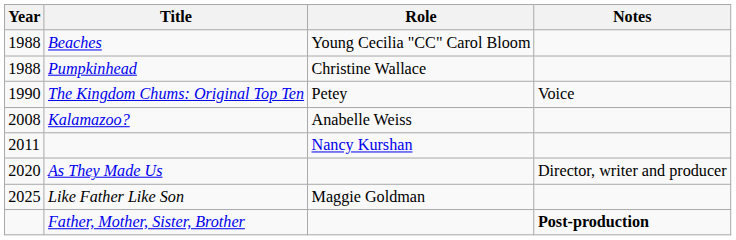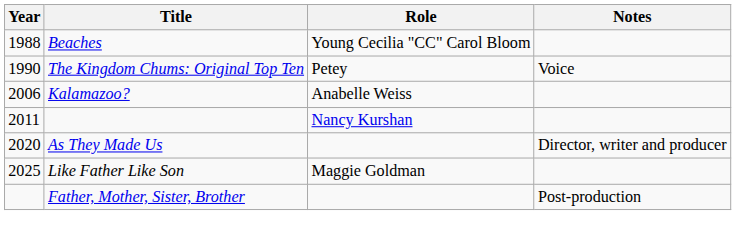- row: (92, 68)
(24, 119) 2008 -> (24, 94) 2006
(593, 222) bold -> (590, 196) normal
